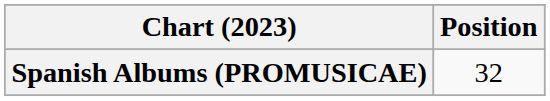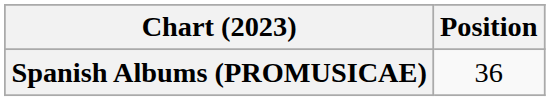(489, 71) 32 -> (489, 71) 36
